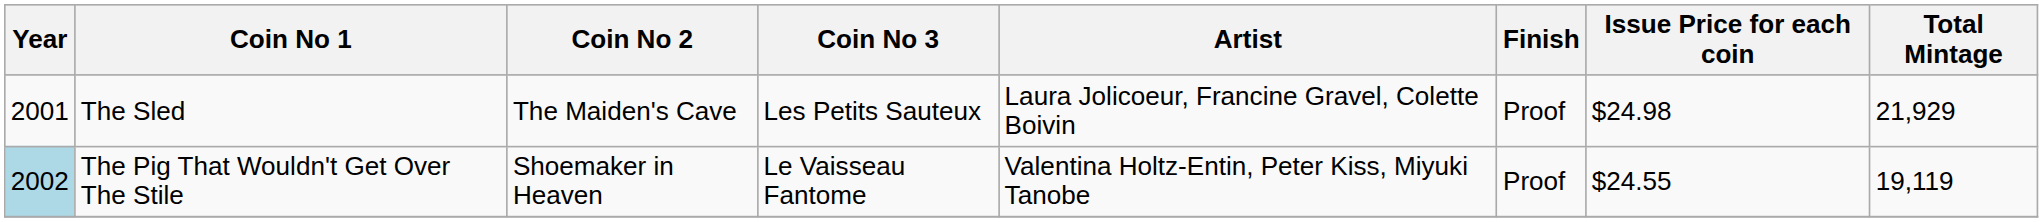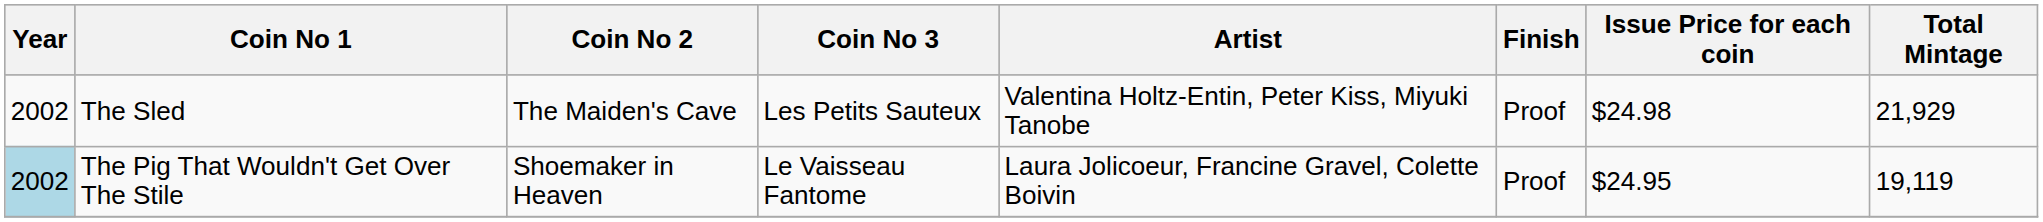(40, 110) 2001 -> (40, 110) 2002
(1242, 110) Laura Jolicoeur, Francine Gravel, Colette Boivin -> (1236, 110) Valentina Holtz-Entin, Peter Kiss, Miyuki Tanobe
(1236, 181) Valentina Holtz-Entin, Peter Kiss, Miyuki Tanobe -> (1242, 181) Laura Jolicoeur, Francine Gravel, Colette Boivin
(1632, 181) $24.55 -> (1632, 181) $24.95
